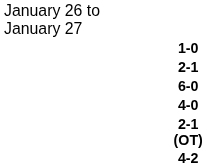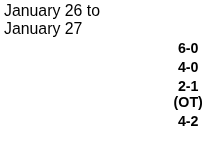- row: (188, 48)
- row: (188, 67)
